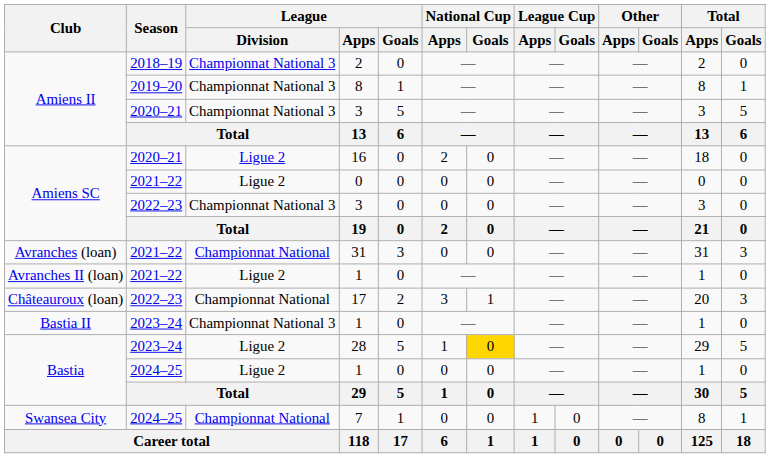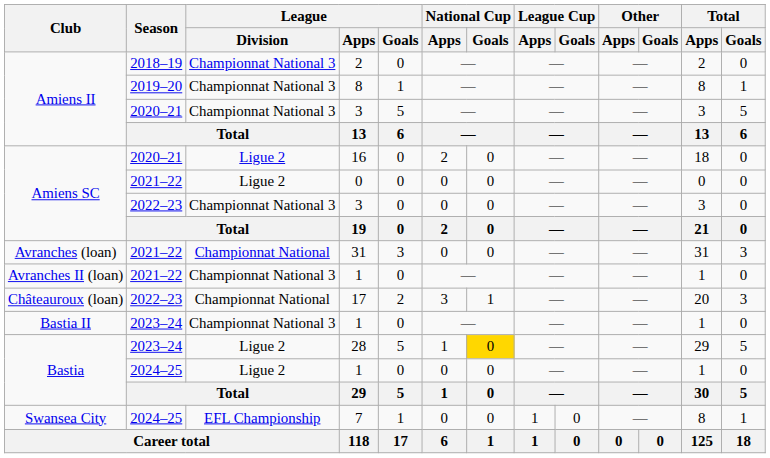(262, 275) Ligue 2 -> (262, 275) Championnat National 3
(262, 417) Championnat National -> (262, 417) EFL Championship
